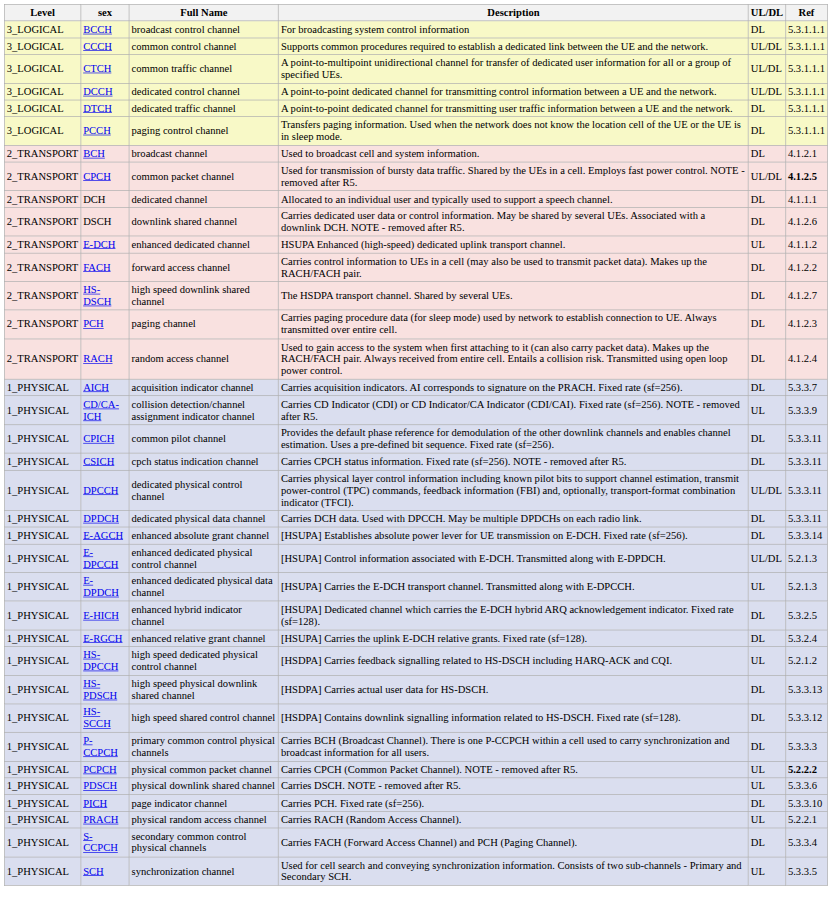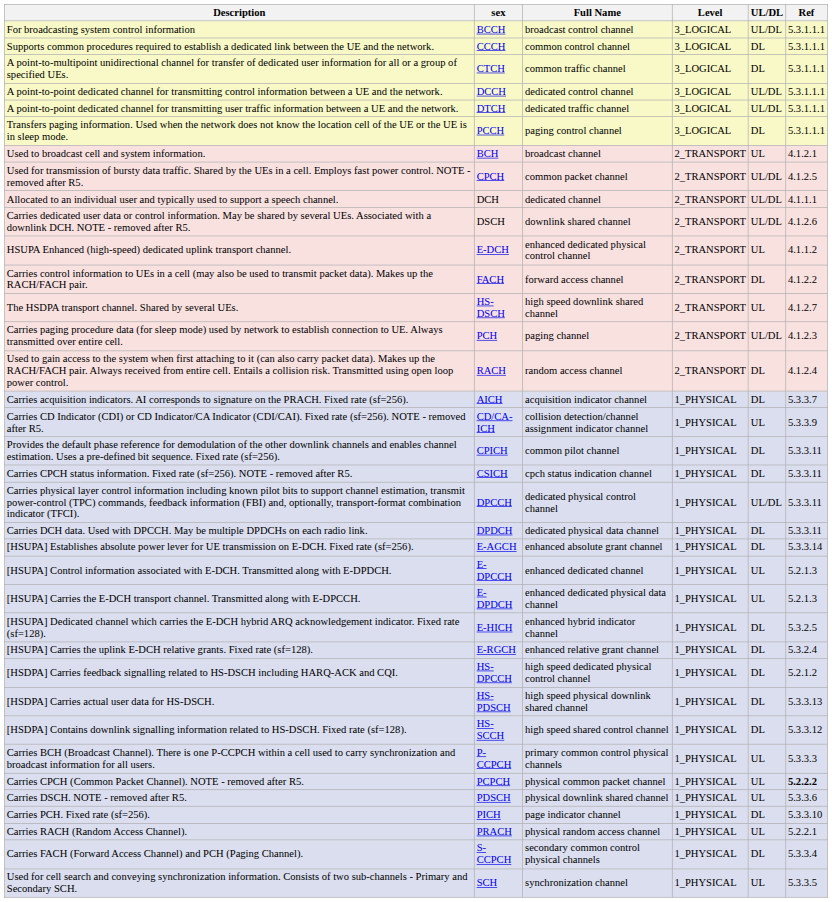columns swapped: (43, 12) <-> (513, 12)
(758, 29) DL -> (766, 29) UL/DL
(766, 46) UL/DL -> (758, 46) DL
(766, 69) UL/DL -> (758, 69) DL
(758, 108) DL -> (766, 108) UL/DL
(758, 153) DL -> (758, 153) UL
(802, 176) bold -> (802, 176) normal
(758, 199) DL -> (766, 199) UL/DL
(758, 221) DL -> (766, 221) UL/DL
(191, 244) enhanced dedicated channel -> (585, 250) enhanced dedicated physical control channel
(758, 295) DL -> (758, 307) UL
(758, 324) DL -> (766, 336) UL/DL
(192, 558) enhanced dedicated physical control channel -> (584, 570) enhanced dedicated channel
(766, 558) UL/DL -> (758, 570) UL
(758, 661) UL -> (758, 672) DL
(758, 746) DL -> (758, 758) UL
